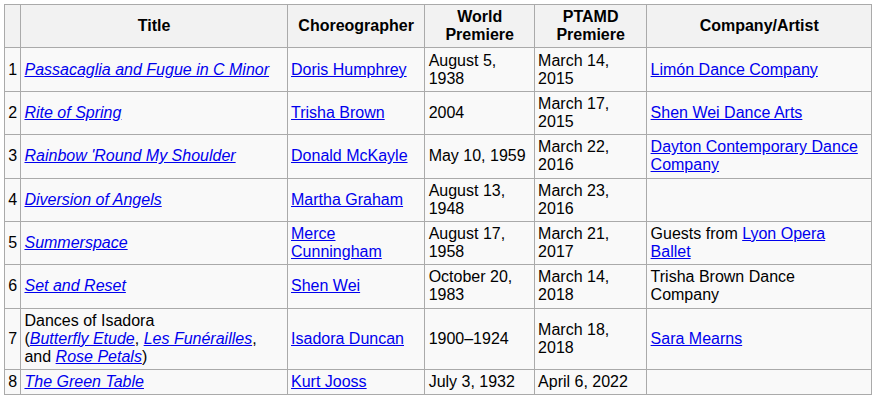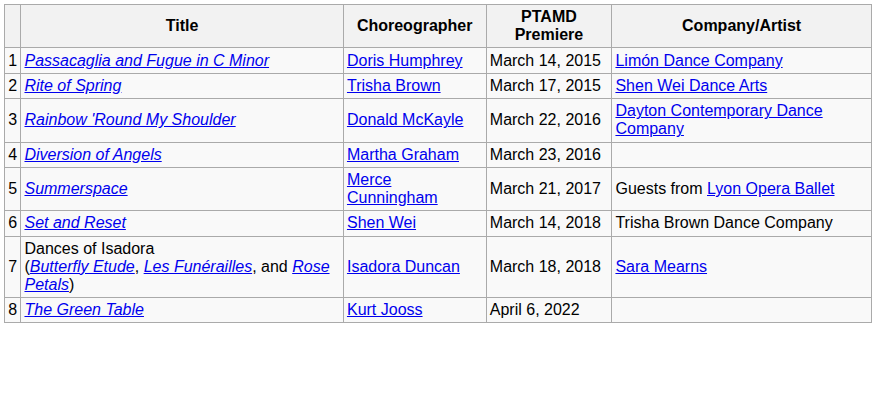- column: (480, 26)
